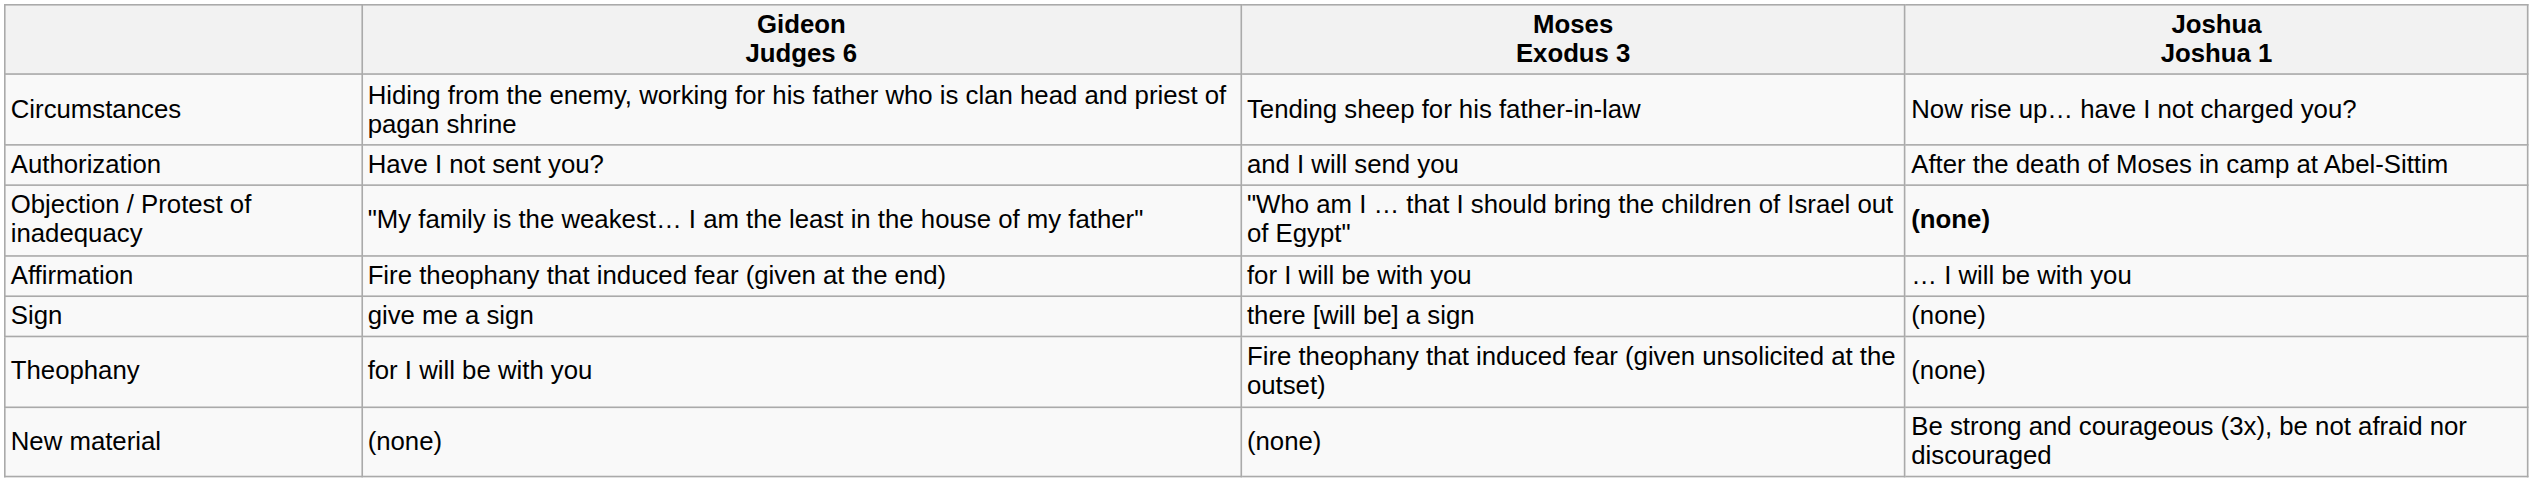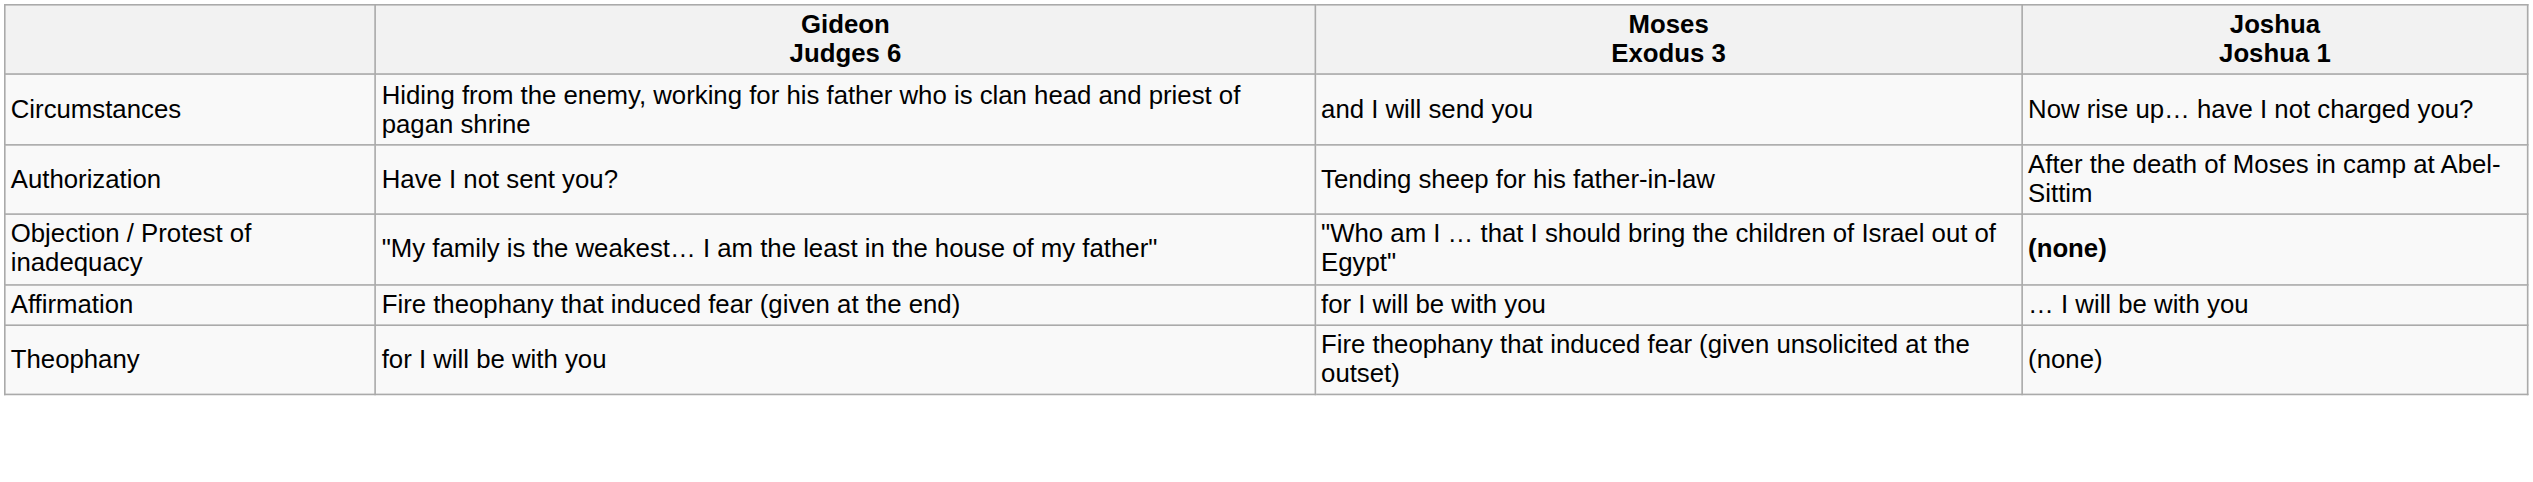(1444, 109) Tending sheep for his father-in-law -> (1427, 109) and I will send you
(1353, 164) and I will send you -> (1518, 179) Tending sheep for his father-in-law
- row: (37, 316)
- row: (86, 441)
